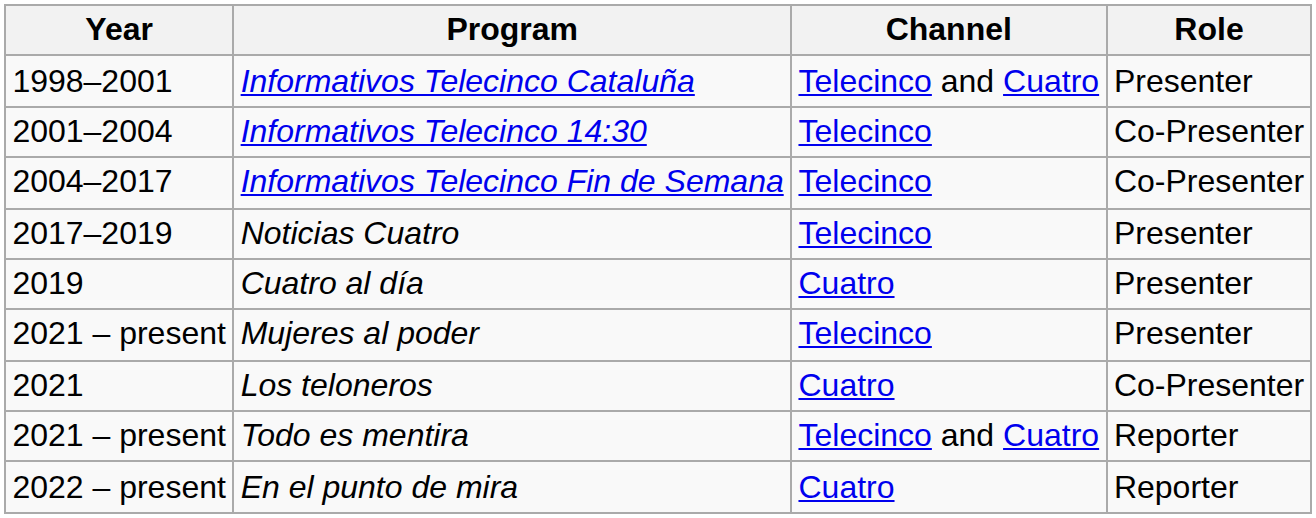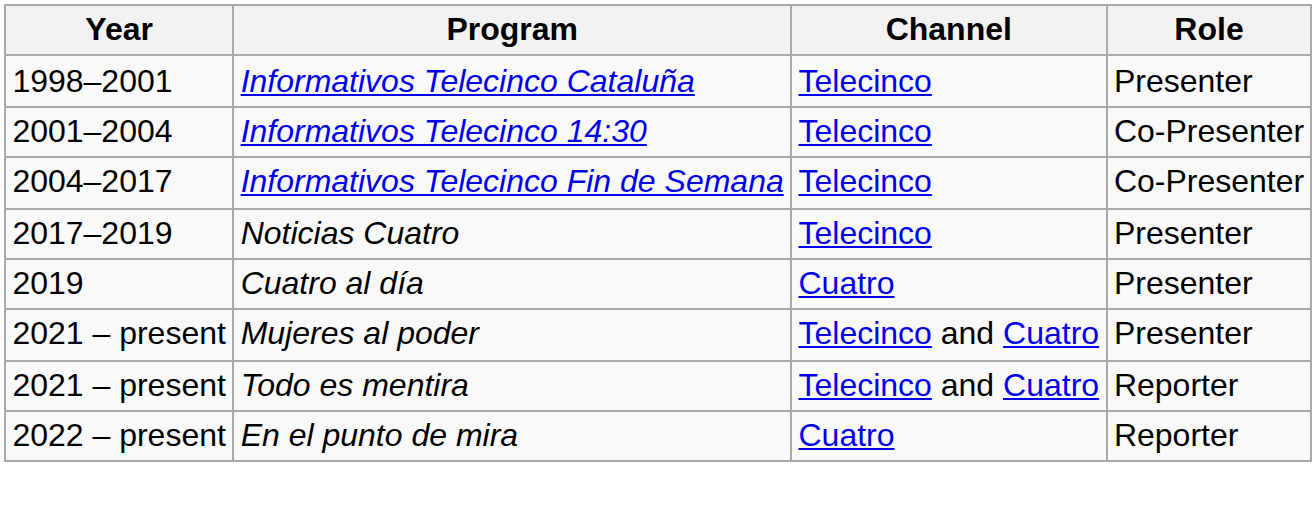(949, 80) Telecinco and Cuatro -> (865, 80) Telecinco
(865, 334) Telecinco -> (949, 334) Telecinco and Cuatro
- row: (337, 385)
